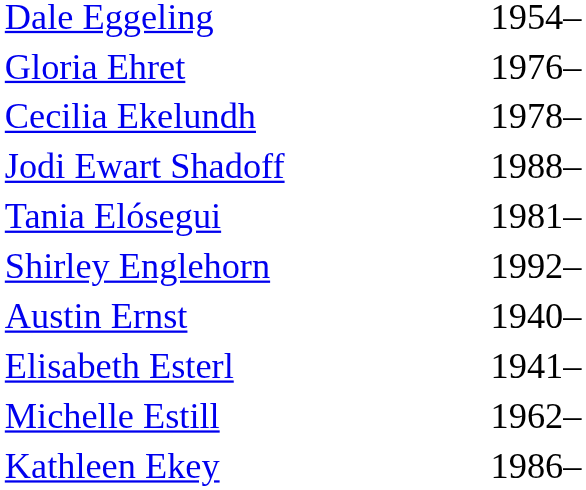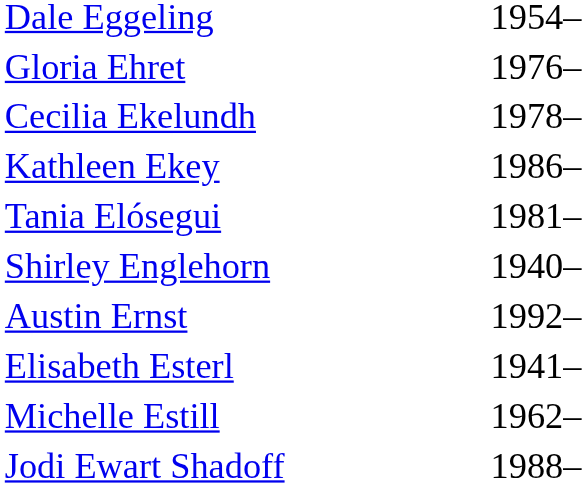rows swapped: (112, 466) <-> (145, 166)
(536, 266) 1992– -> (536, 266) 1940–
(536, 316) 1940– -> (536, 316) 1992–
